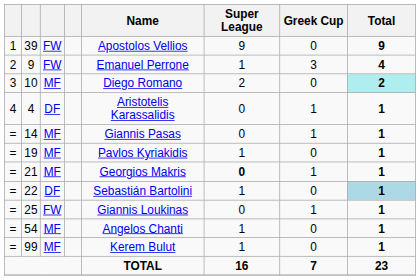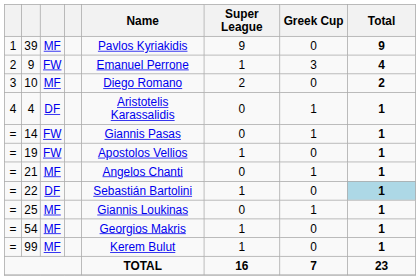(52, 46) FW -> (52, 46) MF
(143, 46) Apostolos Vellios -> (143, 46) Pavlos Kyriakidis
(382, 84) paleturquoise background -> (382, 84) no background
(52, 134) MF -> (52, 134) FW
(52, 153) MF -> (52, 153) FW
(143, 153) Pavlos Kyriakidis -> (143, 153) Apostolos Vellios
(143, 172) Georgios Makris -> (143, 172) Angelos Chanti
(242, 172) bold -> (242, 172) normal
(52, 209) FW -> (52, 209) MF
(143, 228) Angelos Chanti -> (143, 228) Georgios Makris
